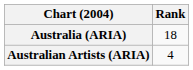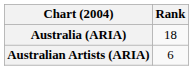(170, 55) 4 -> (170, 55) 6
